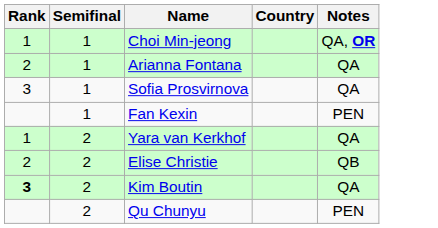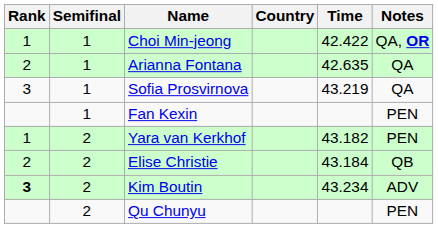+ column: (345, 16)
(348, 138) QA -> (402, 138) PEN
(348, 187) QA -> (402, 187) ADV
